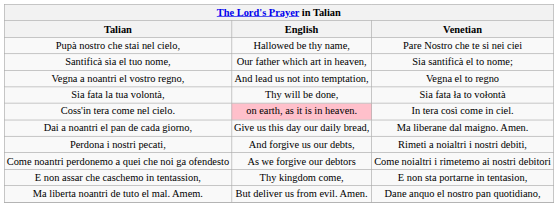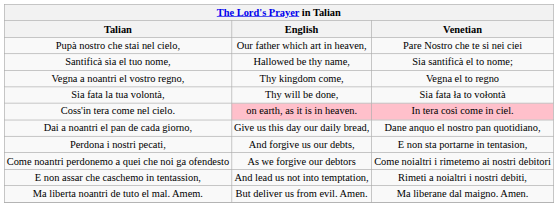(302, 45) Hallowed be thy name, -> (302, 45) Our father which art in heaven,
(302, 62) Our father which art in heaven, -> (302, 62) Hallowed be thy name,
(302, 78) And lead us not into temptation, -> (302, 78) Thy kingdom come,
(463, 111) no background -> (463, 111) pink background
(463, 128) Ma liberane dal maigno. Amen. -> (463, 128) Dane anquo el nostro pan quotidiano,
(463, 144) Rimeti a noialtri i nostri debiti, -> (463, 144) E non sta portarne in tentasion,
(302, 177) Thy kingdom come, -> (302, 177) And lead us not into temptation,
(463, 177) E non sta portarne in tentasion, -> (463, 177) Rimeti a noialtri i nostri debiti,
(463, 194) Dane anquo el nostro pan quotidiano, -> (463, 194) Ma liberane dal maigno. Amen.
